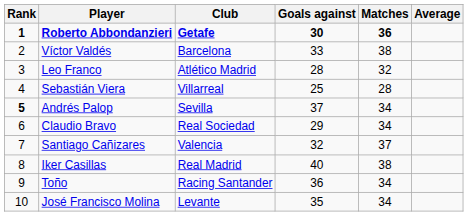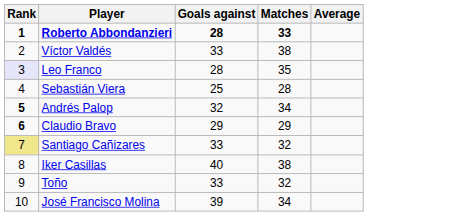- column: (225, 14)
(317, 33) 30 -> (217, 33) 28
(385, 33) 36 -> (285, 33) 33
(22, 70) no background -> (22, 70) lavender background
(385, 70) 32 -> (285, 70) 35
(317, 108) 37 -> (217, 108) 32
(22, 127) normal -> (22, 127) bold
(385, 127) 34 -> (285, 127) 29
(22, 145) no background -> (22, 145) khaki background
(317, 145) 32 -> (217, 145) 33
(385, 145) 37 -> (285, 145) 32
(317, 183) 36 -> (217, 183) 33
(385, 183) 34 -> (285, 183) 32
(317, 202) 35 -> (217, 202) 39
